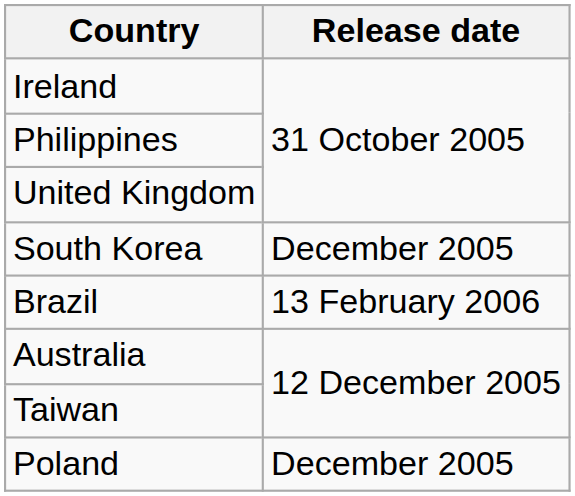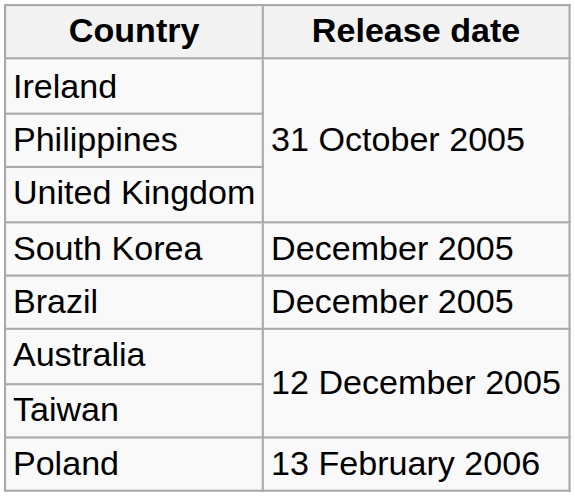(406, 301) 13 February 2006 -> (392, 301) December 2005
(392, 463) December 2005 -> (406, 463) 13 February 2006
